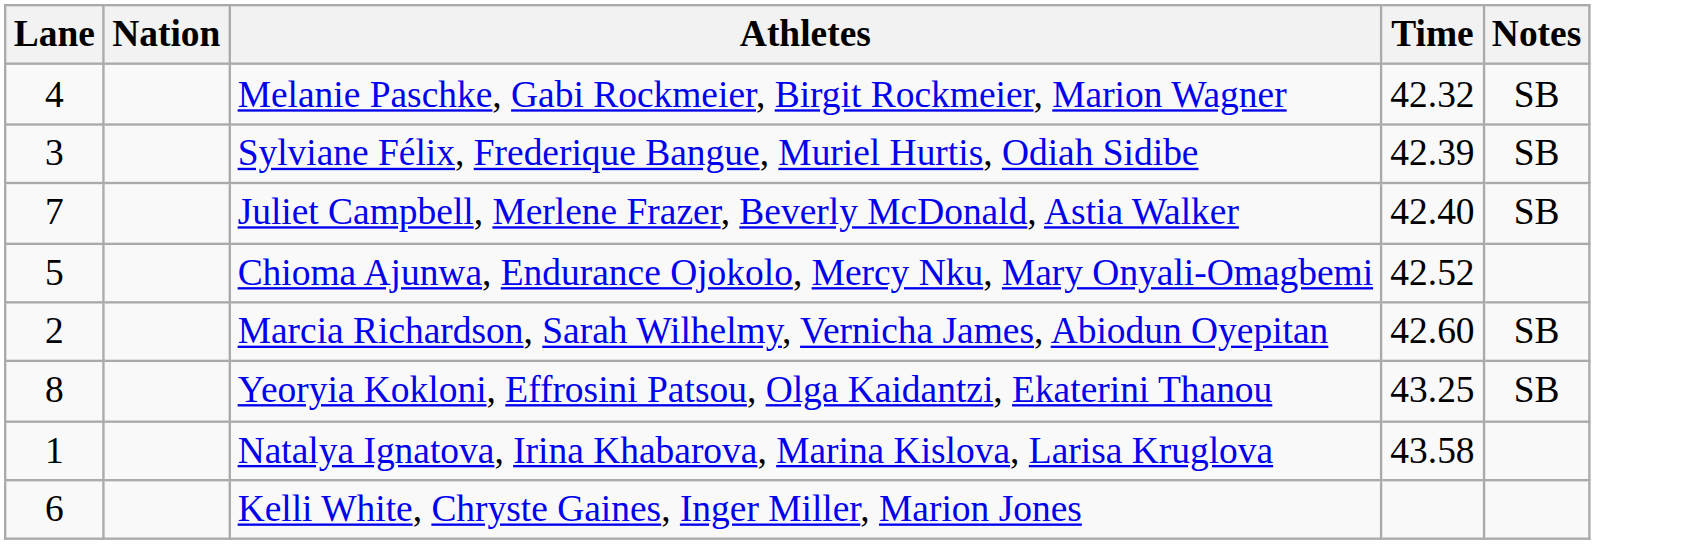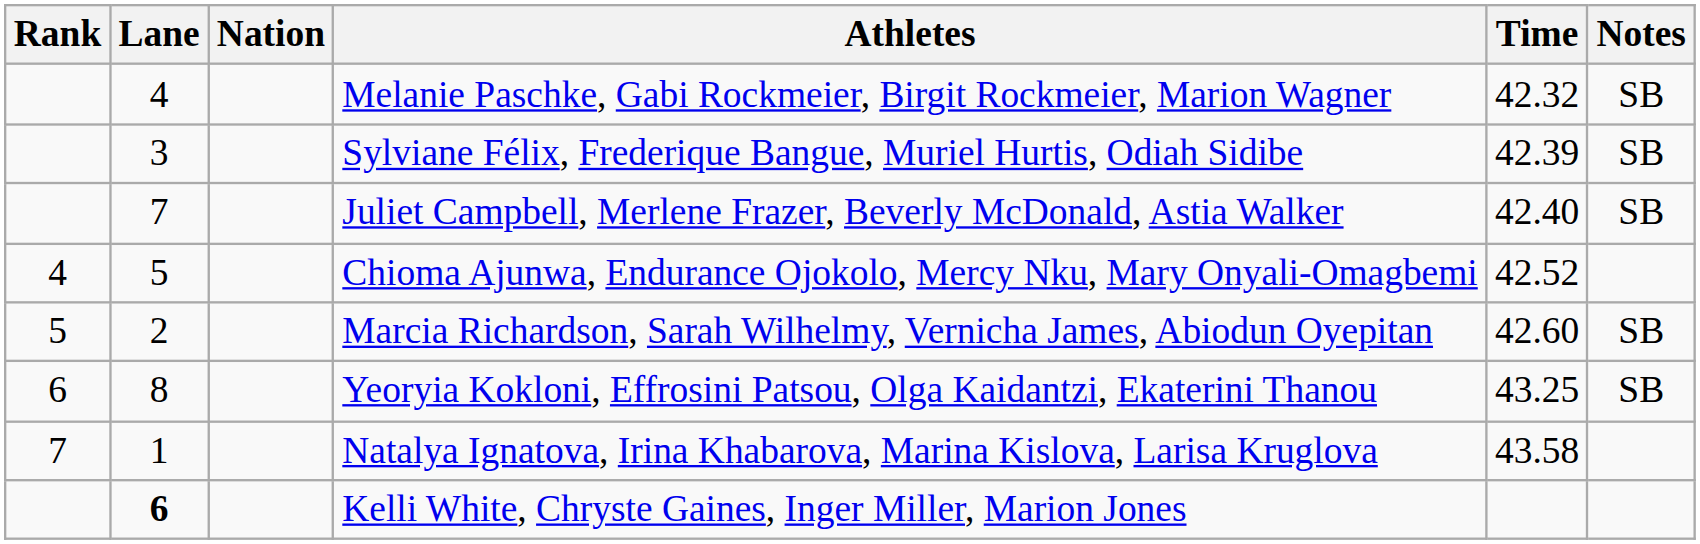+ column: (58, 34)
(54, 509) normal -> (159, 509) bold
